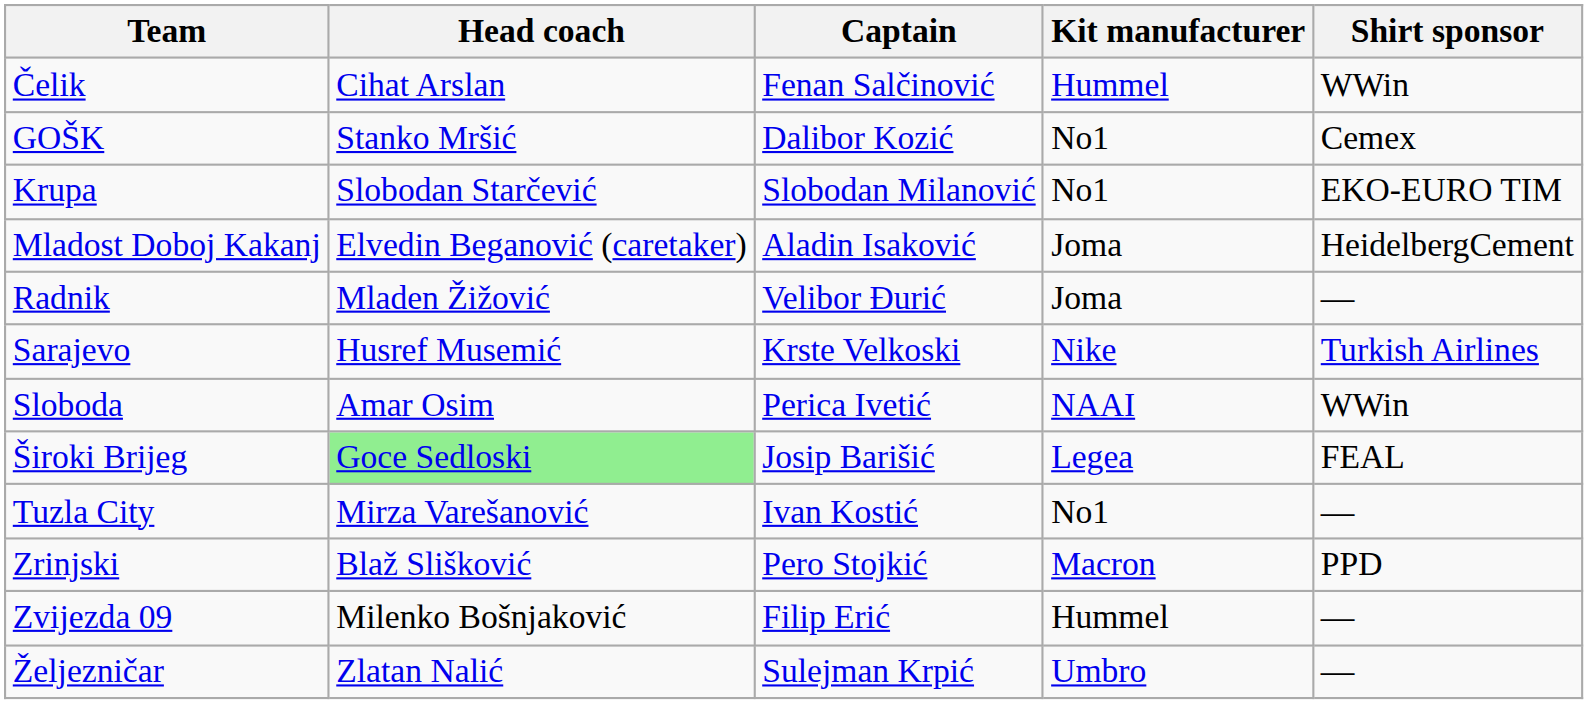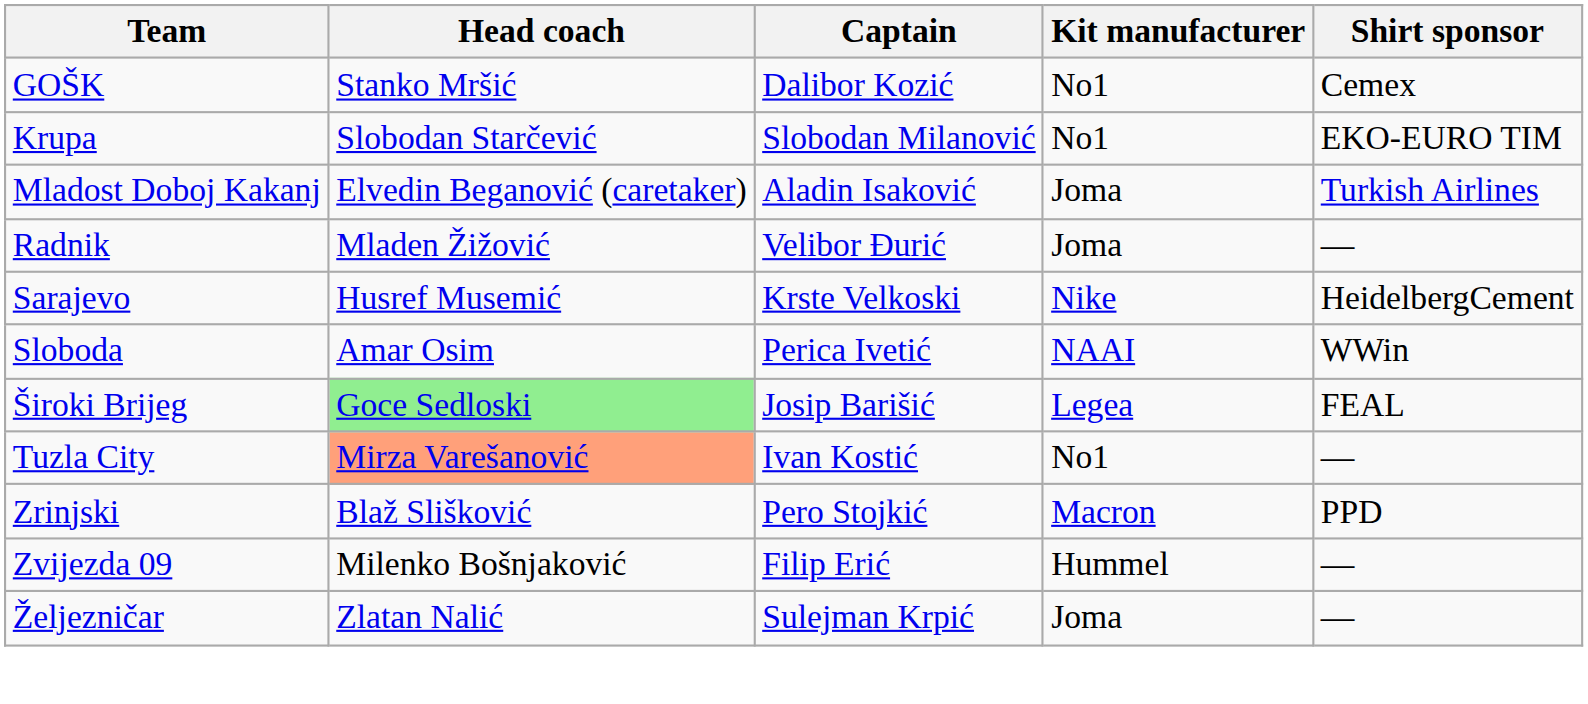- row: (49, 84)
(1447, 244) HeidelbergCement -> (1430, 191) Turkish Airlines
(1430, 350) Turkish Airlines -> (1447, 297) HeidelbergCement
(462, 510) no background -> (462, 457) lightsalmon background
(1099, 670) Umbro -> (1087, 617) Joma
